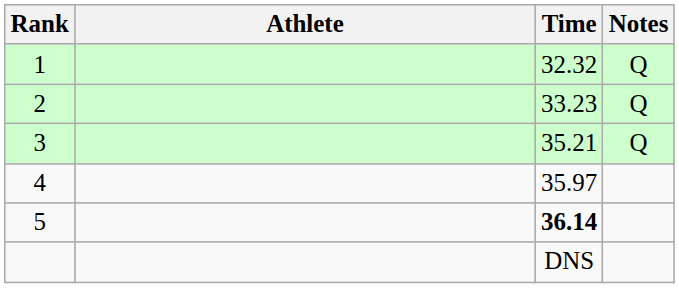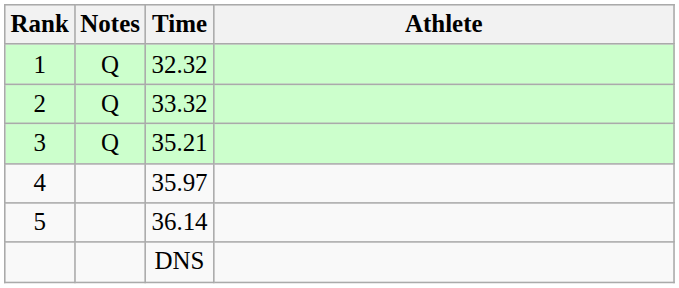columns swapped: (305, 24) <-> (639, 24)
(569, 103) 33.23 -> (180, 103) 33.32
(569, 222) bold -> (180, 222) normal
